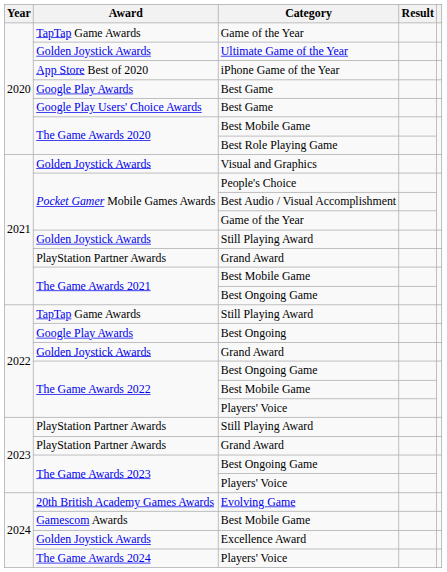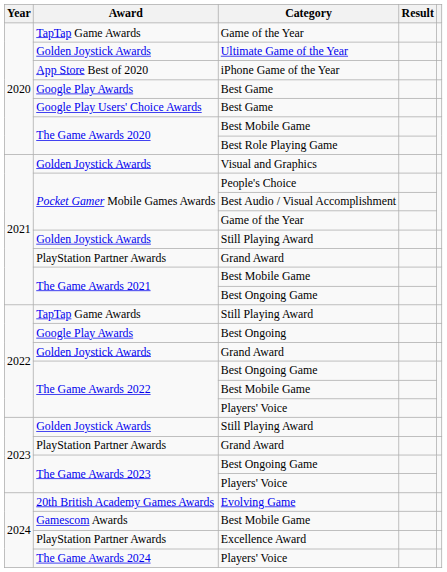(101, 426) PlayStation Partner Awards -> (94, 426) Golden Joystick Awards
(94, 539) Golden Joystick Awards -> (101, 539) PlayStation Partner Awards
